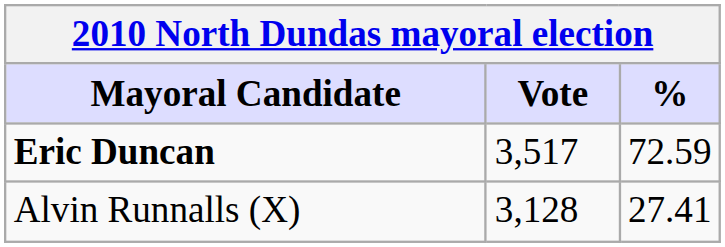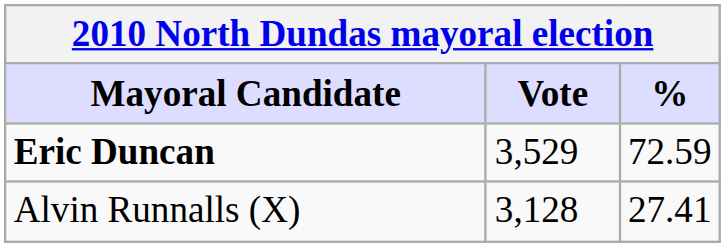(537, 151) 3,517 -> (537, 151) 3,529
